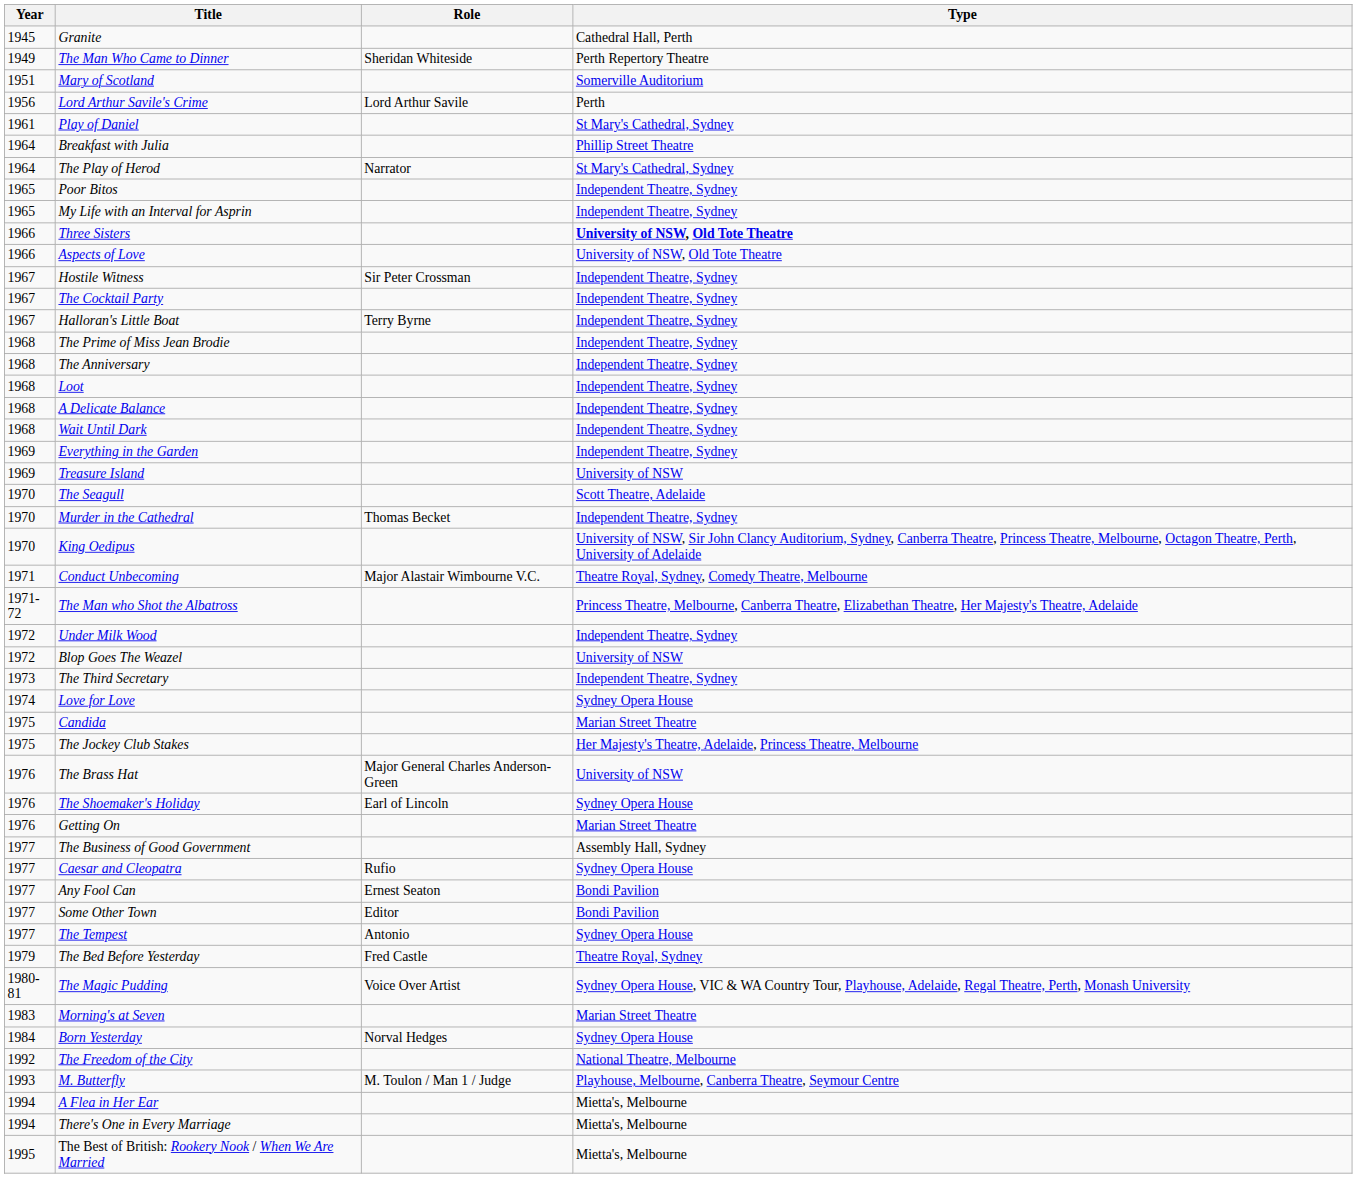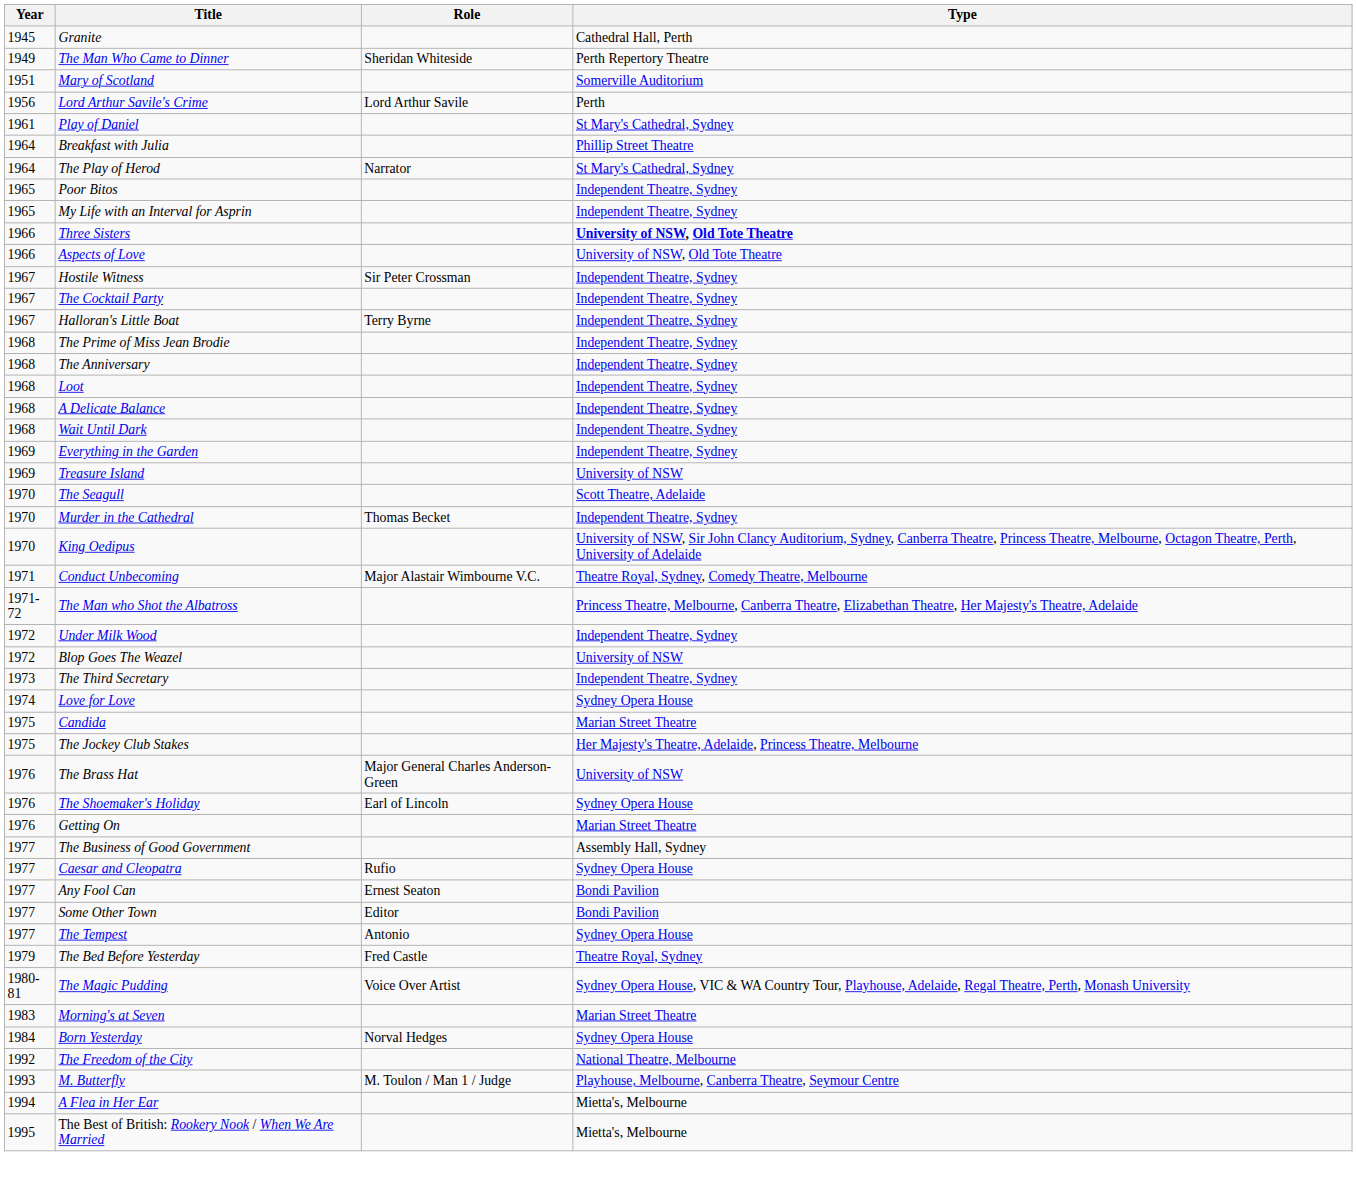- row: (145, 1124)
